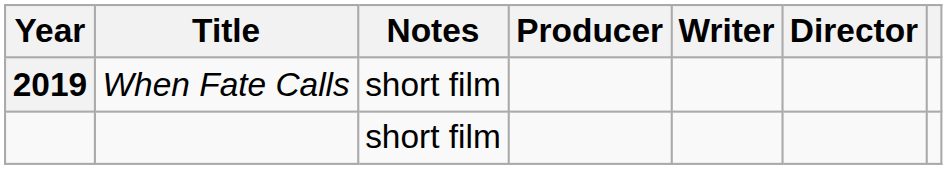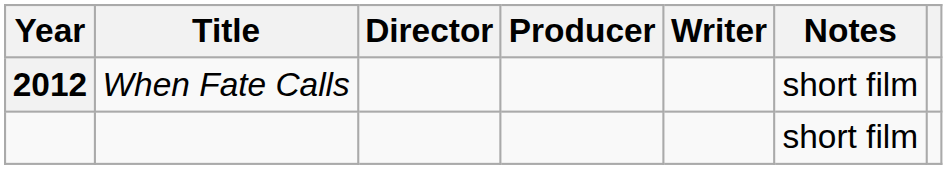columns swapped: (854, 31) <-> (433, 31)
(50, 84) 2019 -> (50, 84) 2012
